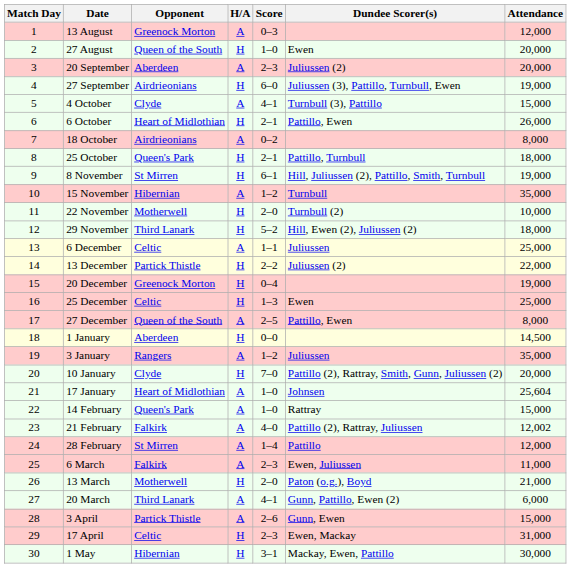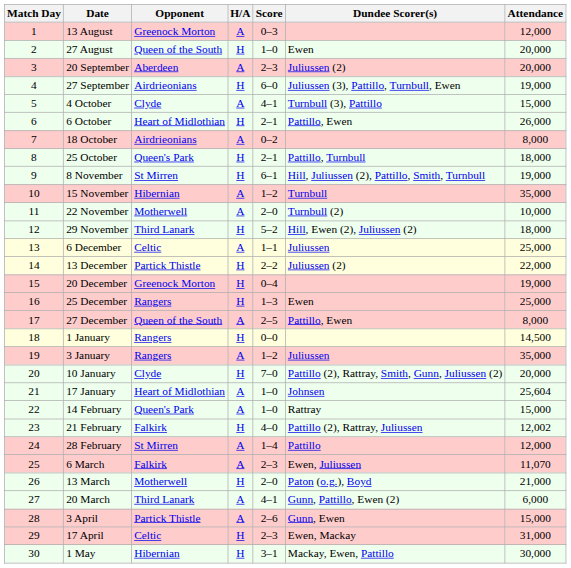(240, 211) H -> (240, 211) A
(148, 301) Celtic -> (153, 301) Rangers
(156, 337) Aberdeen -> (153, 337) Rangers
(240, 427) A -> (240, 427) H
(535, 463) 11,000 -> (535, 463) 11,070
